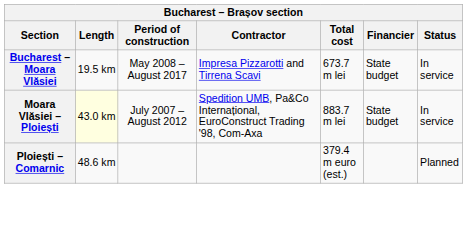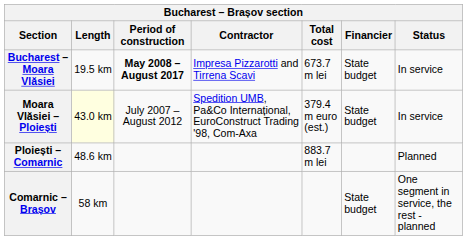(157, 70) normal -> (152, 70) bold
(336, 116) 883.7 m lei -> (321, 116) 379.4 m euro (est.)
(339, 163) 379.4 m euro (est.) -> (317, 157) 883.7 m lei
+ row: (38, 203)
